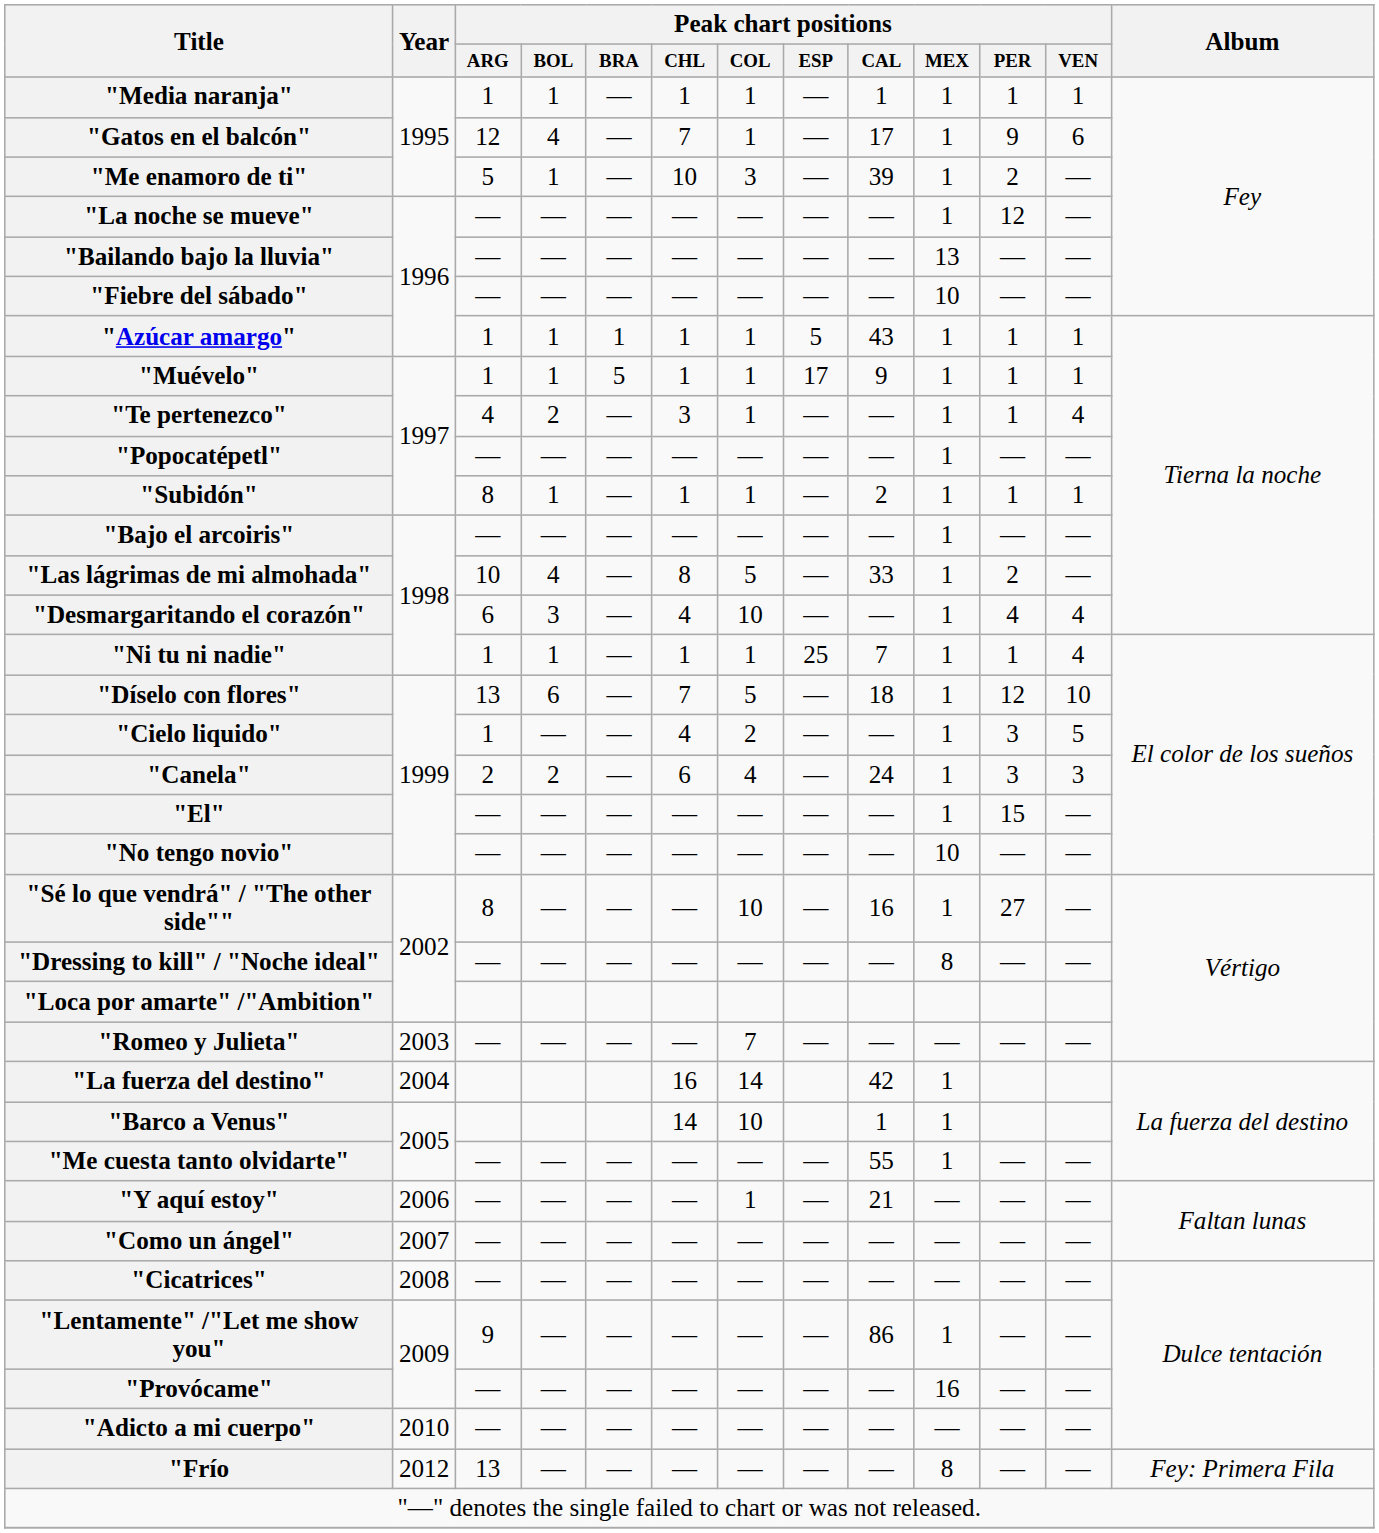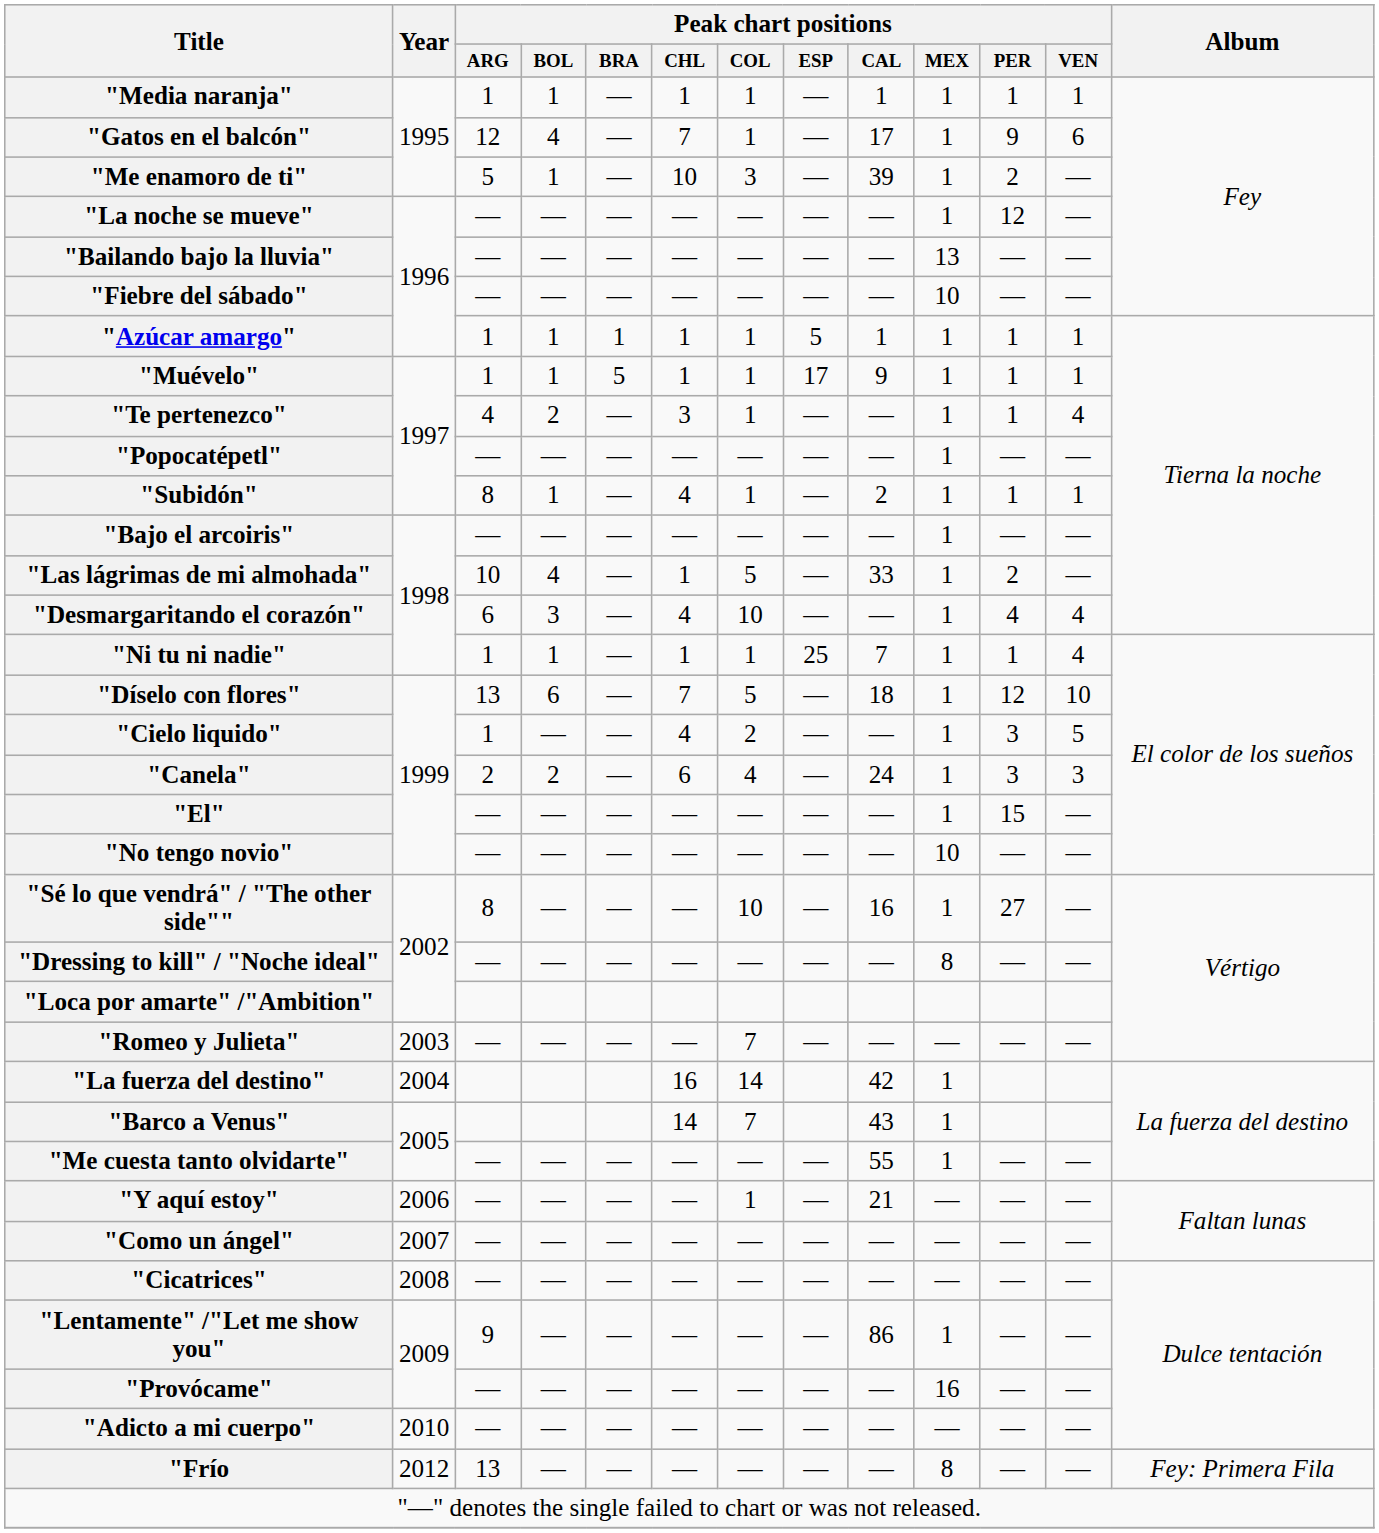(881, 335) 43 -> (881, 335) 1
(685, 495) 1 -> (685, 495) 4
(685, 574) 8 -> (685, 574) 1
(750, 1121) 10 -> (750, 1121) 7
(881, 1121) 1 -> (881, 1121) 43
